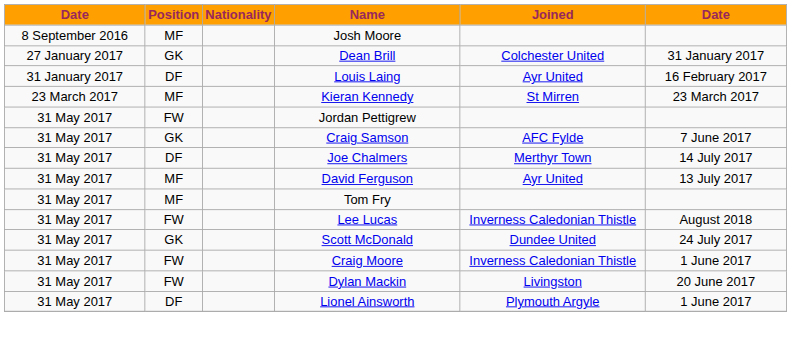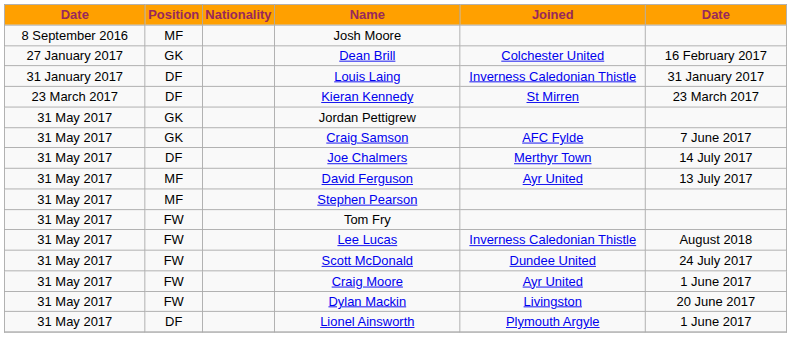(716, 56) 31 January 2017 -> (716, 56) 16 February 2017
(553, 77) Ayr United -> (553, 77) Inverness Caledonian Thistle
(716, 77) 16 February 2017 -> (716, 77) 31 January 2017
(174, 97) MF -> (174, 97) DF
(174, 117) FW -> (174, 117) GK
+ row: (367, 199)
(174, 199) MF -> (174, 220) FW
(174, 240) GK -> (174, 261) FW
(553, 261) Inverness Caledonian Thistle -> (553, 281) Ayr United
